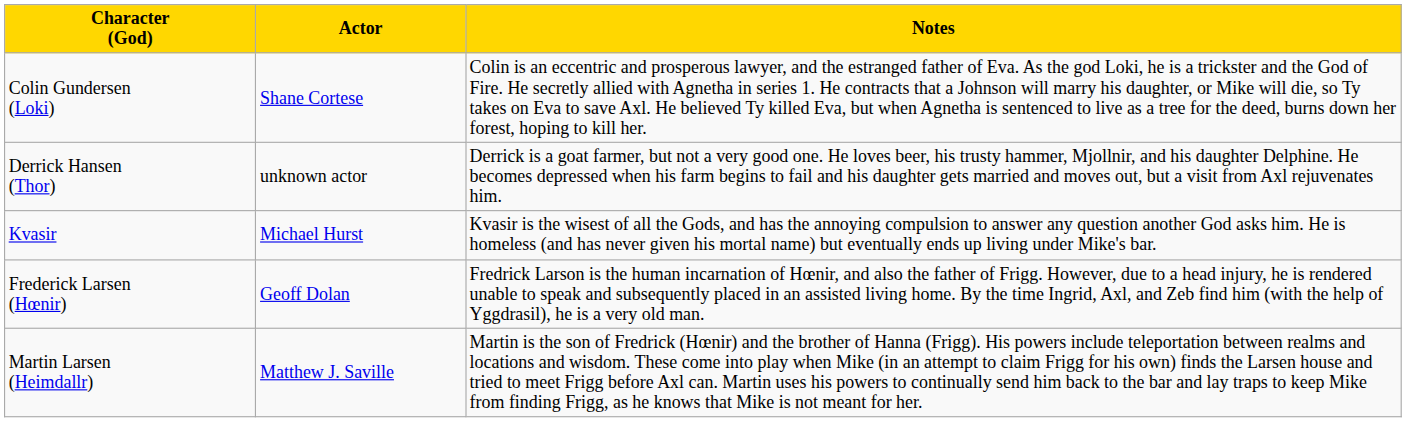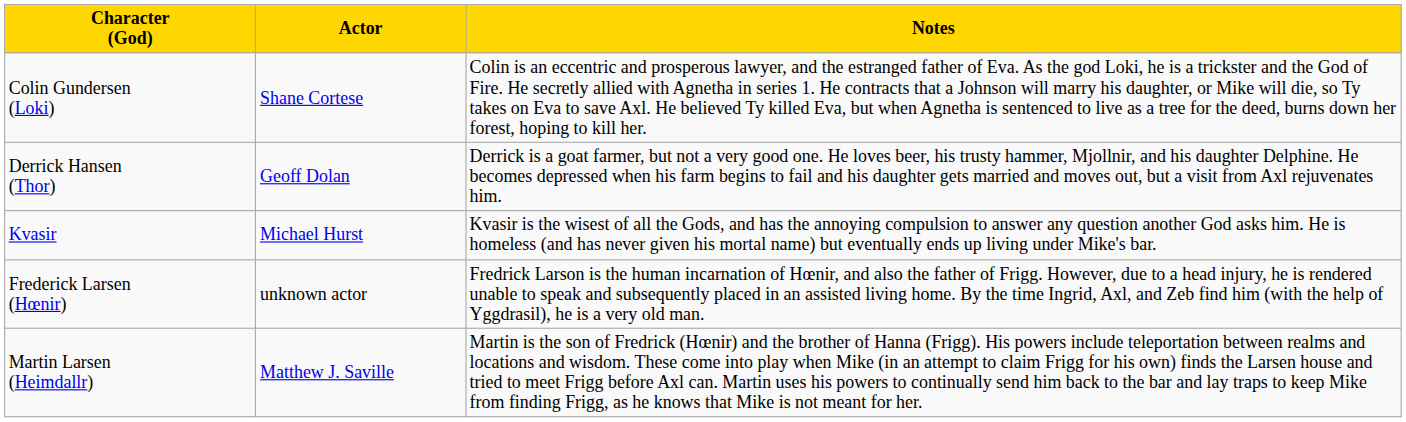(314, 176) unknown actor -> (305, 176) Geoff Dolan
(305, 293) Geoff Dolan -> (314, 293) unknown actor
